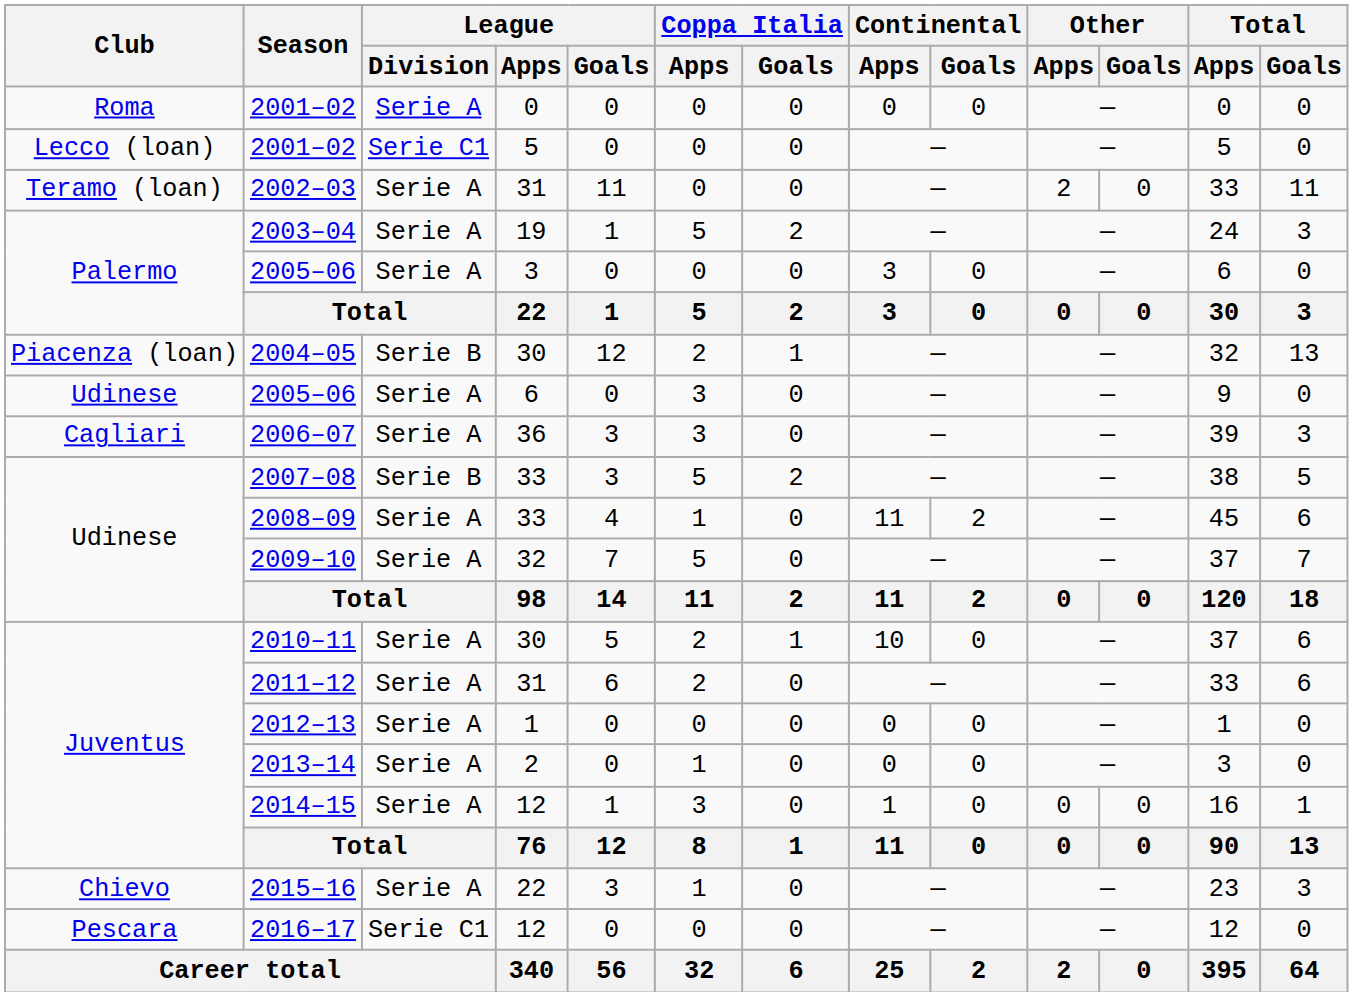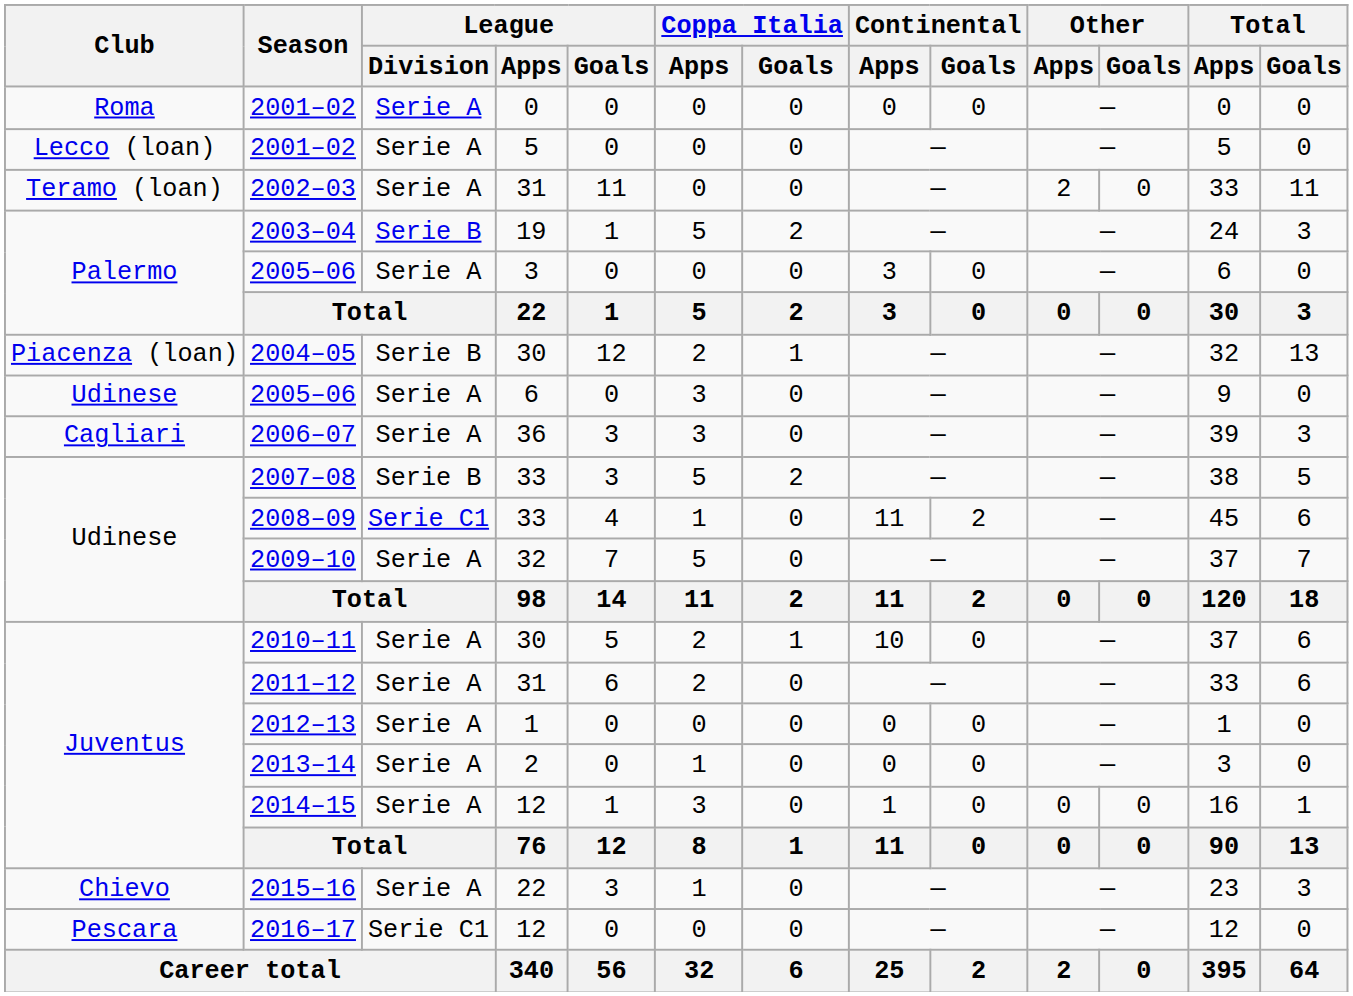(429, 149) Serie C1 -> (429, 149) Serie A
(429, 231) Serie A -> (429, 231) Serie B
(429, 519) Serie A -> (429, 519) Serie C1
